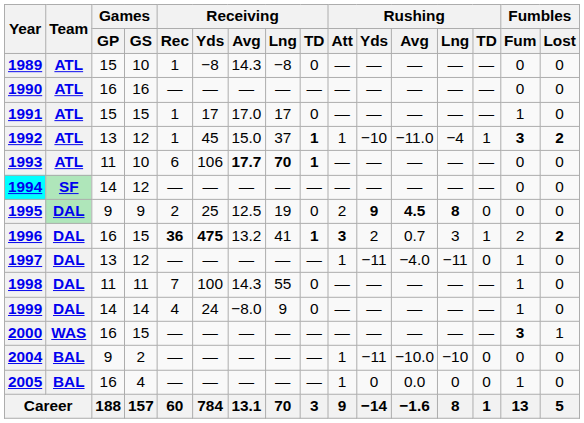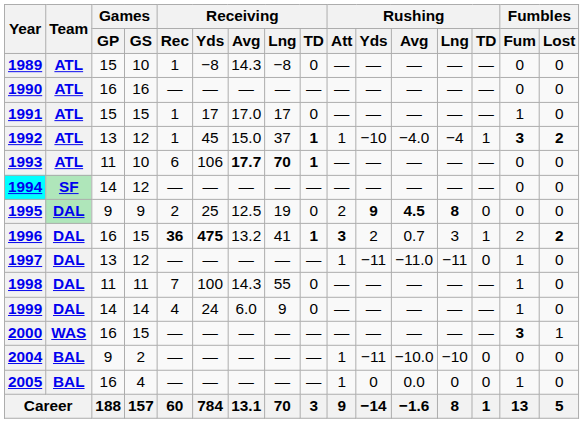(415, 138) −11.0 -> (414, 138) −4.0
(415, 260) −4.0 -> (414, 260) −11.0
(246, 308) −8.0 -> (246, 308) 6.0
